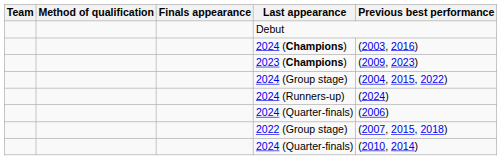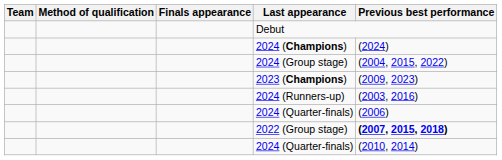(388, 46) (2003, 2016) -> (373, 46) (2024)
rows swapped: (20, 63) <-> (20, 80)
(373, 96) (2024) -> (388, 96) (2003, 2016)
(403, 130) normal -> (403, 130) bold
